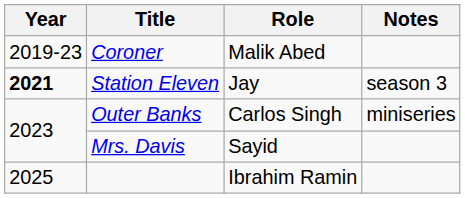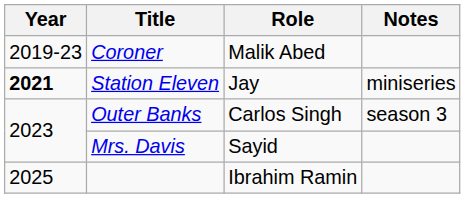(407, 83) season 3 -> (411, 83) miniseries
(411, 114) miniseries -> (407, 114) season 3
